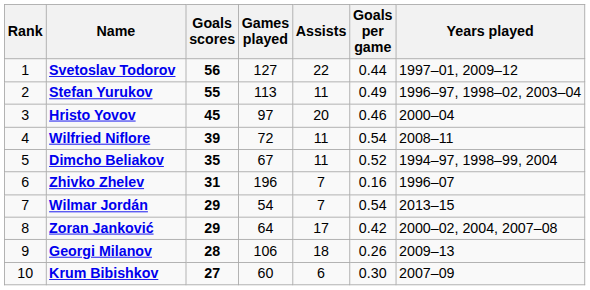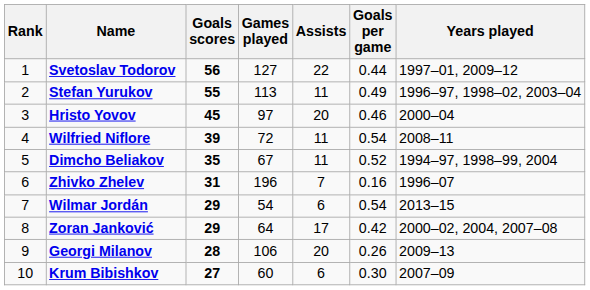(321, 205) 7 -> (321, 205) 6
(321, 251) 18 -> (321, 251) 20
